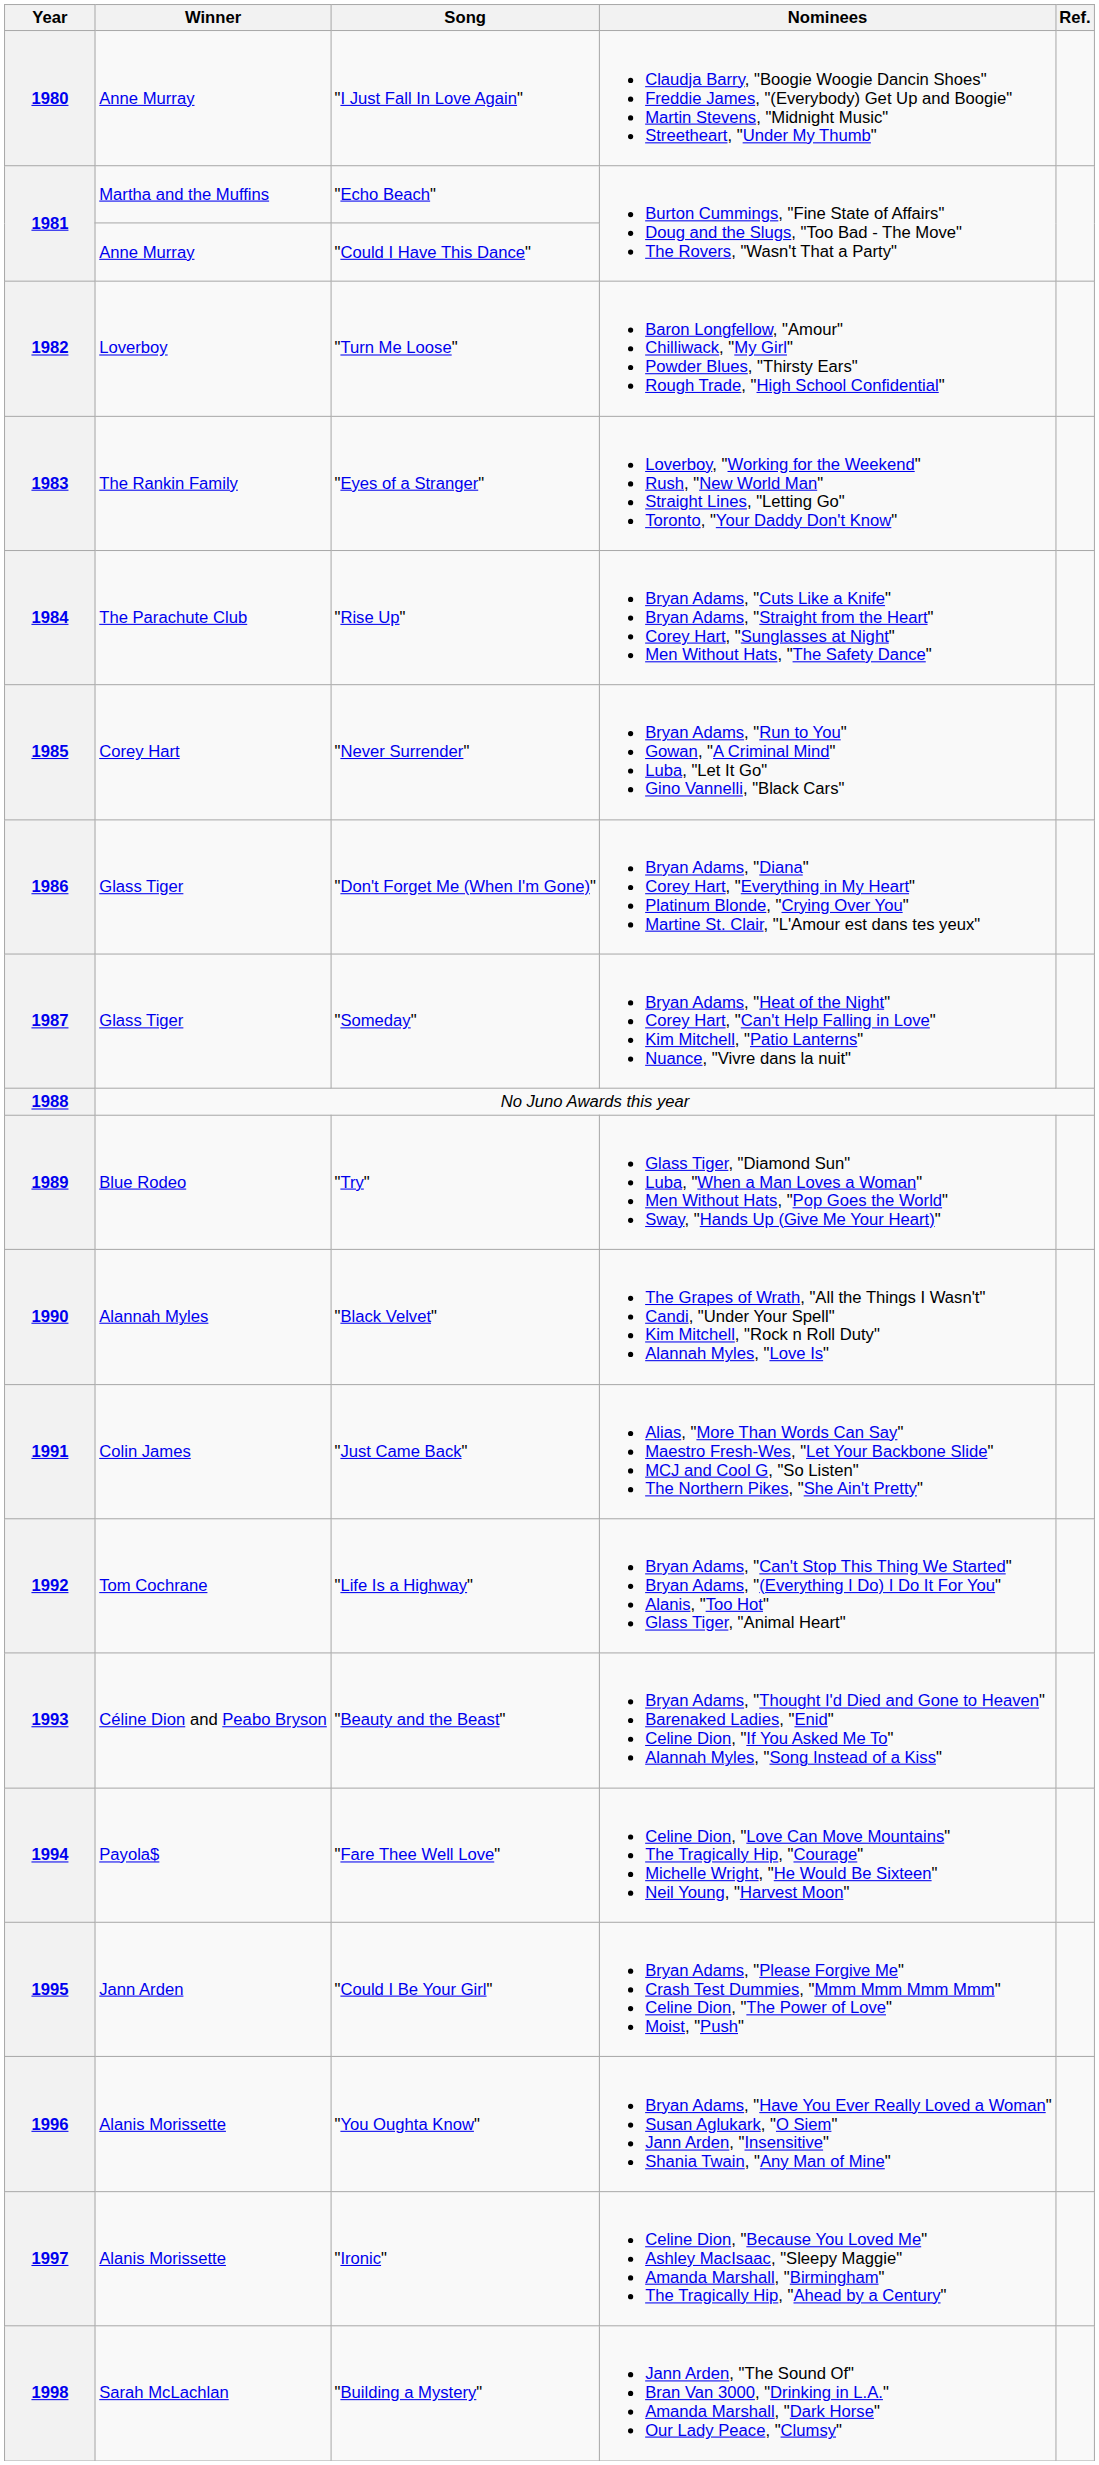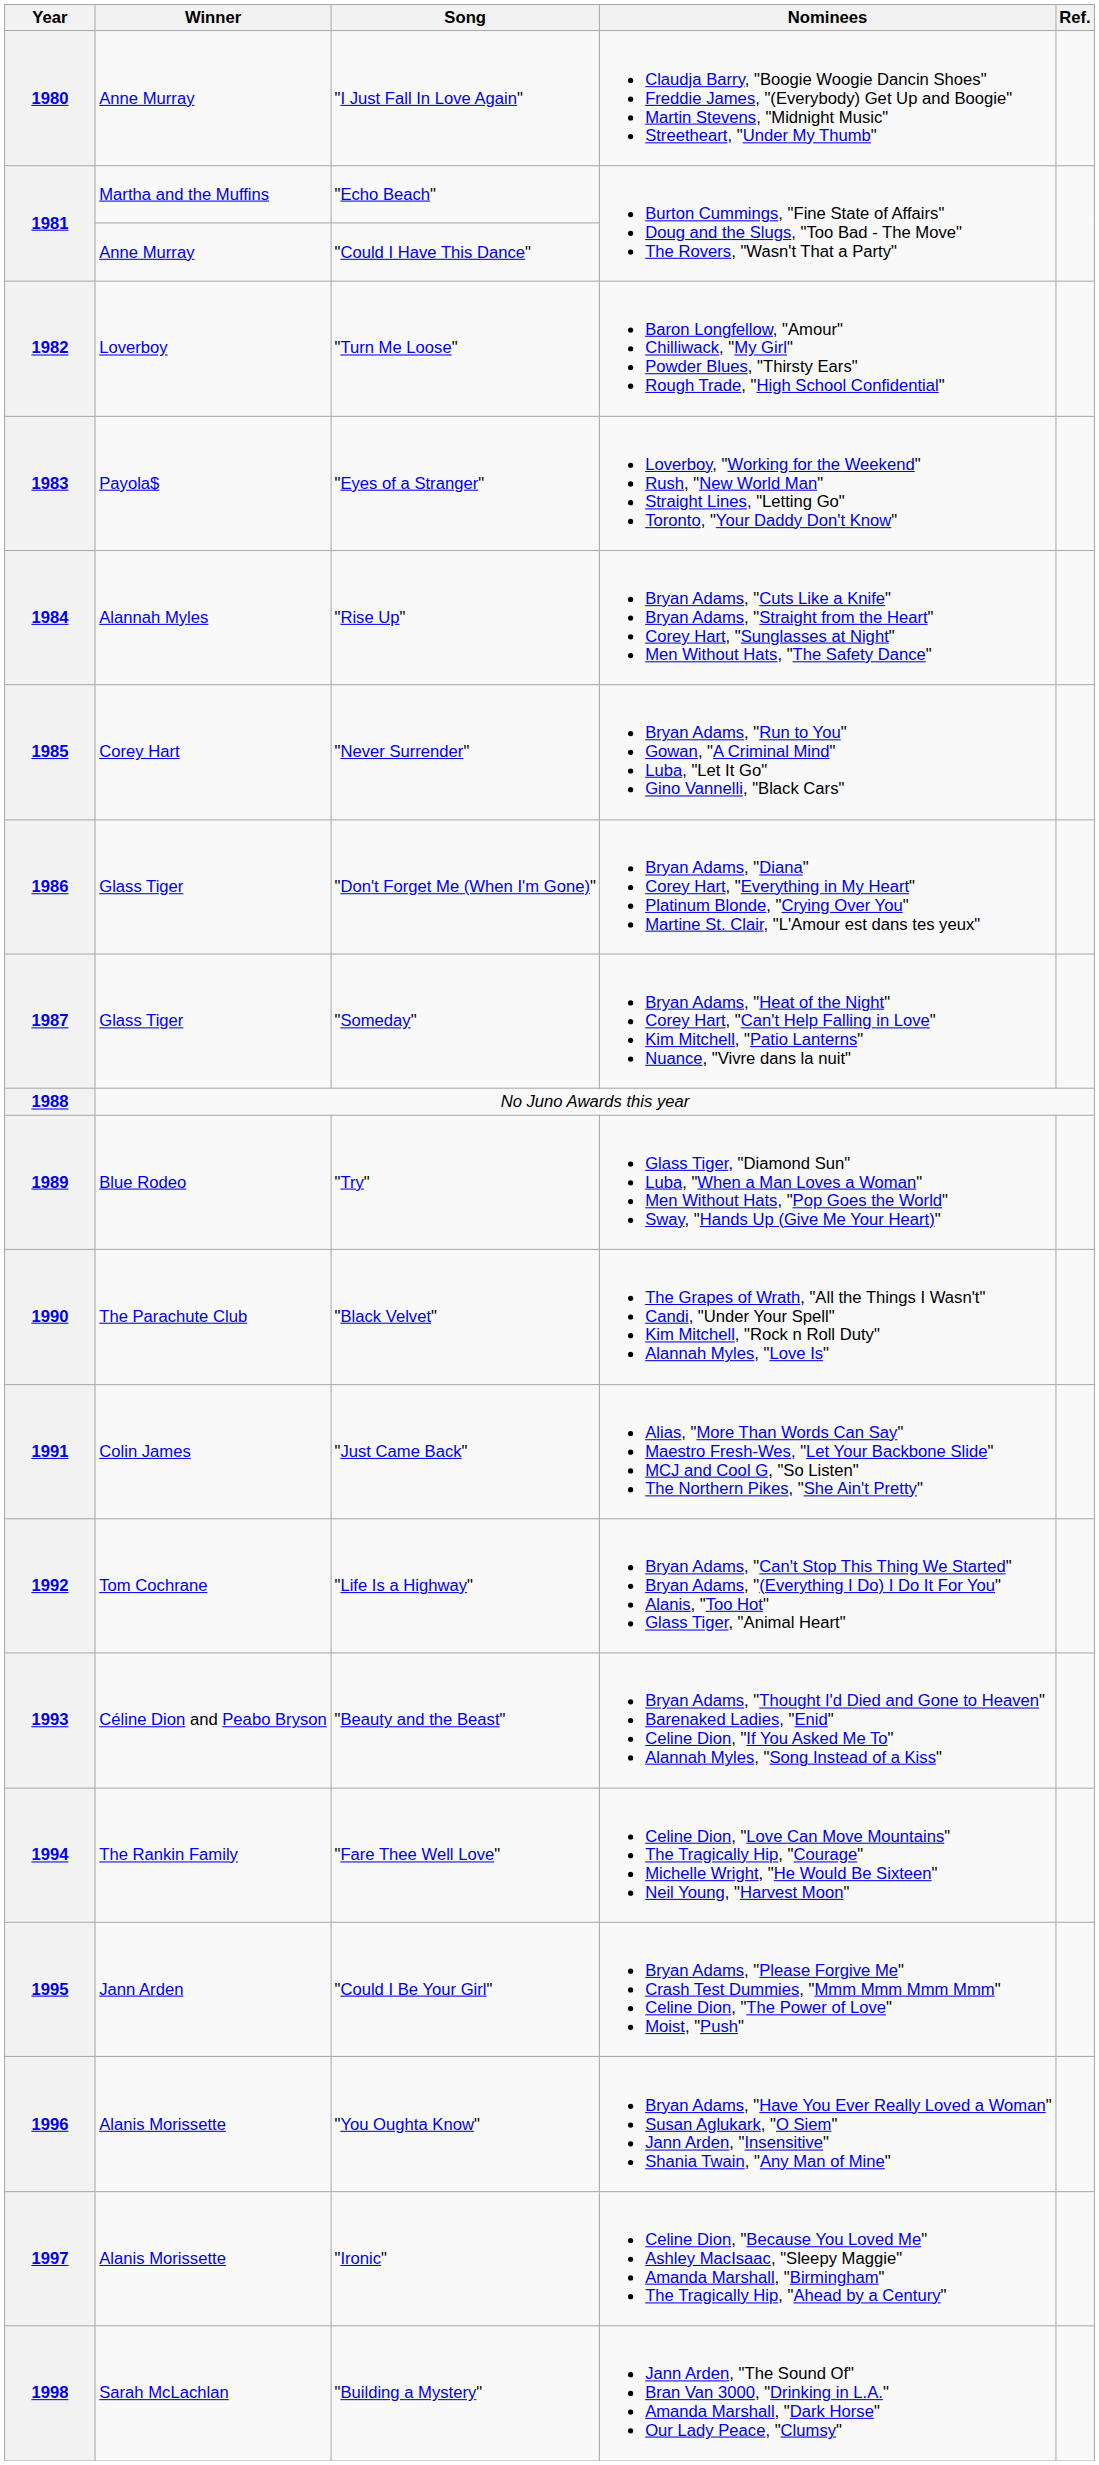(169, 483) The Rankin Family -> (129, 483) Payola$
(173, 617) The Parachute Club -> (154, 617) Alannah Myles
(154, 1316) Alannah Myles -> (173, 1316) The Parachute Club
(129, 1854) Payola$ -> (169, 1854) The Rankin Family
